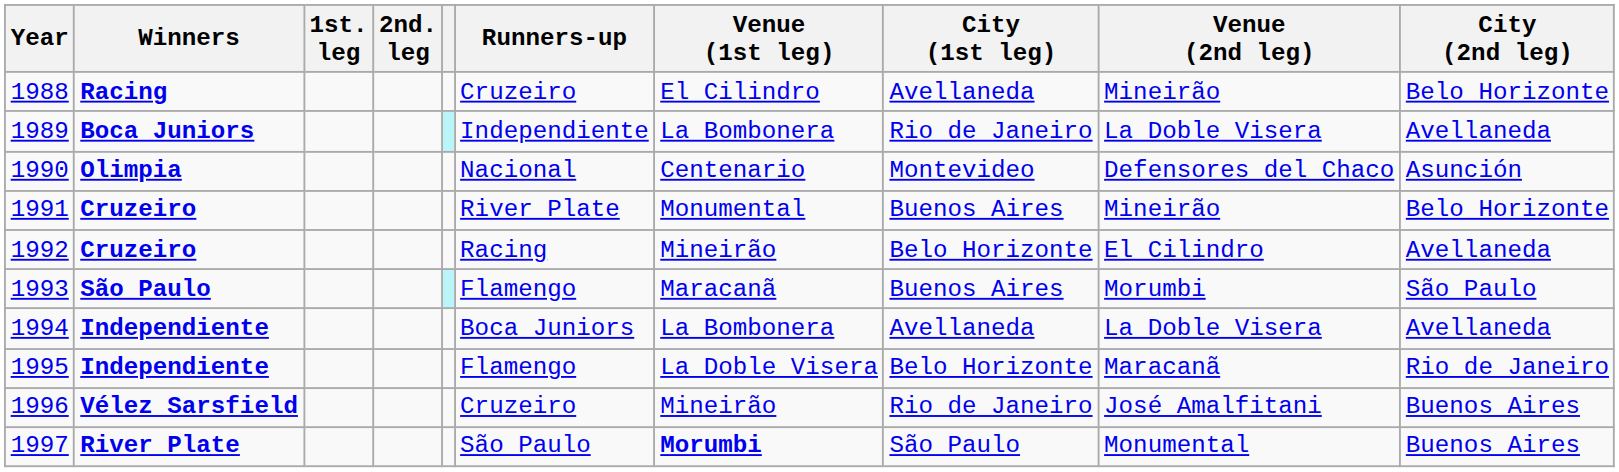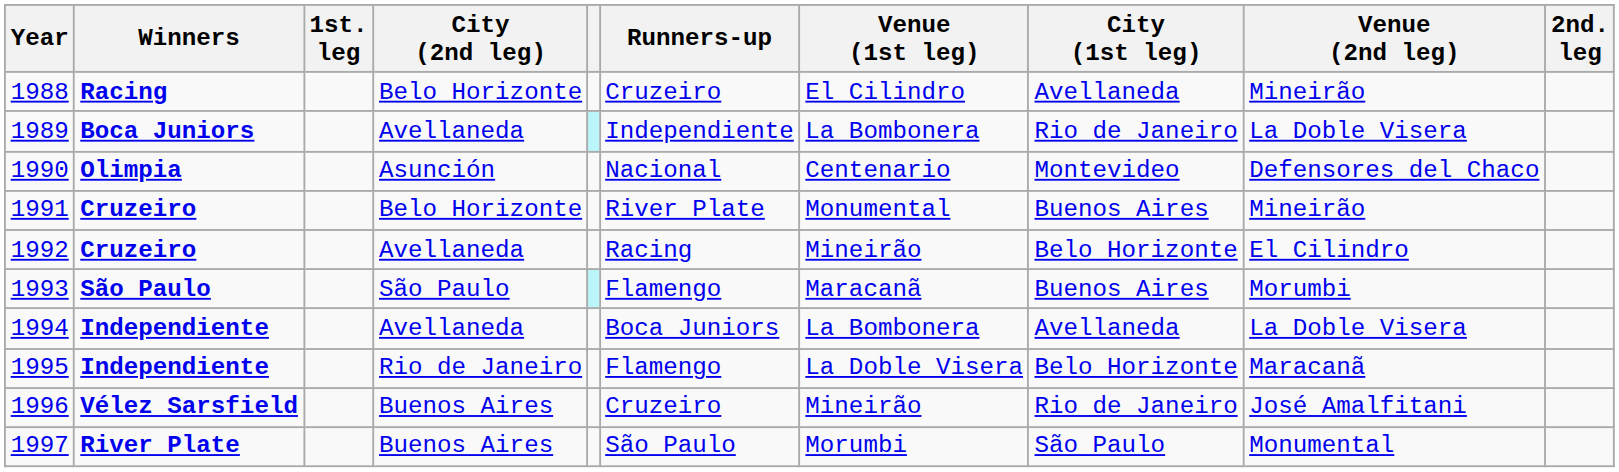columns swapped: (408, 39) <-> (1507, 39)
(711, 447) bold -> (856, 447) normal
